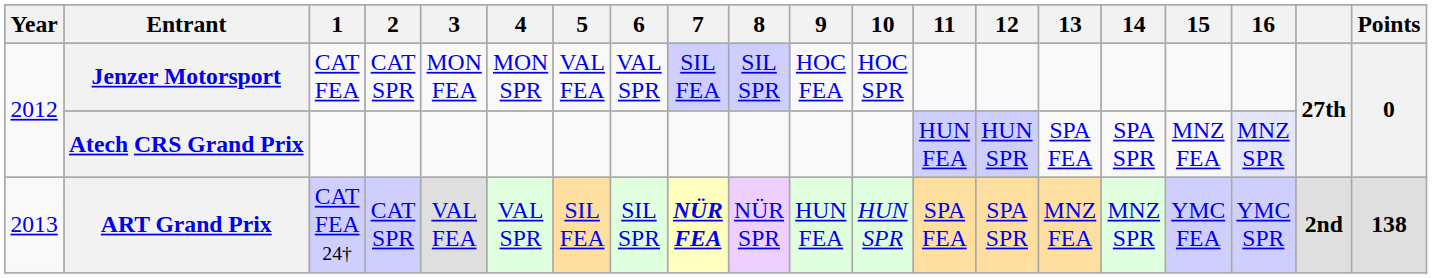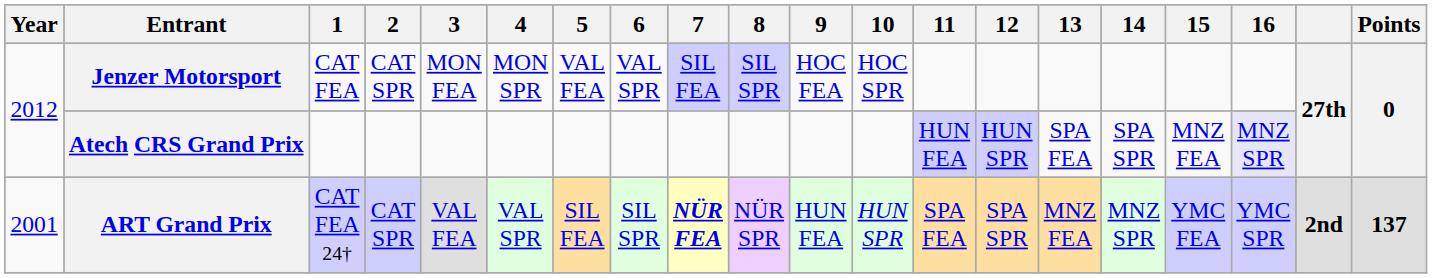(34, 224) 2013 -> (34, 224) 2001
(1389, 224) 138 -> (1389, 224) 137
